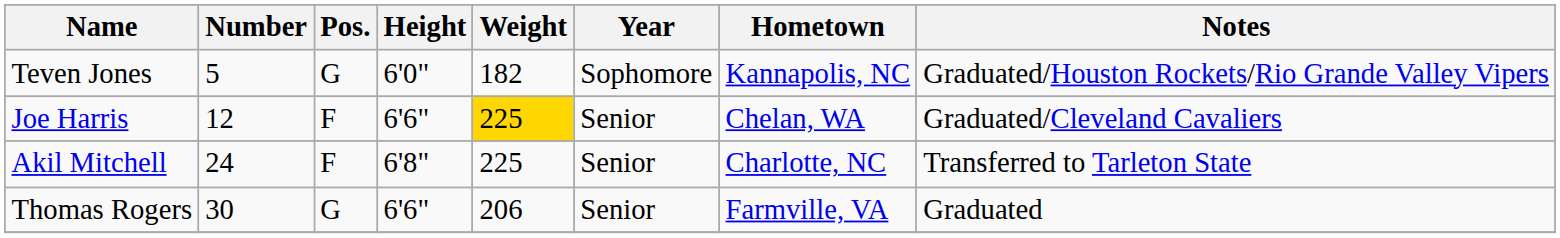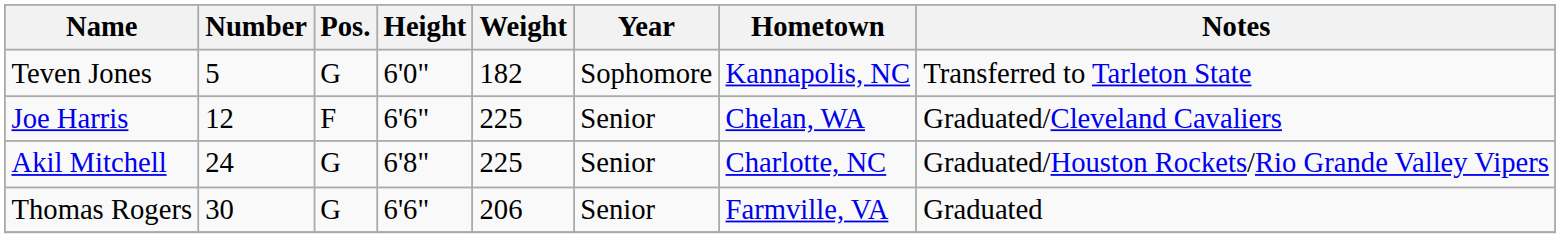(1236, 72) Graduated/Houston Rockets/Rio Grande Valley Vipers -> (1087, 72) Transferred to Tarleton State
(501, 118) gold background -> (501, 118) no background
(328, 163) F -> (331, 163) G
(1087, 163) Transferred to Tarleton State -> (1236, 163) Graduated/Houston Rockets/Rio Grande Valley Vipers
